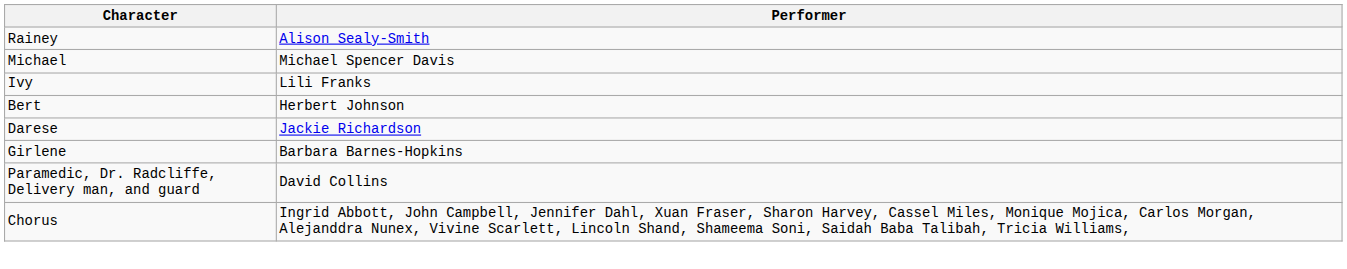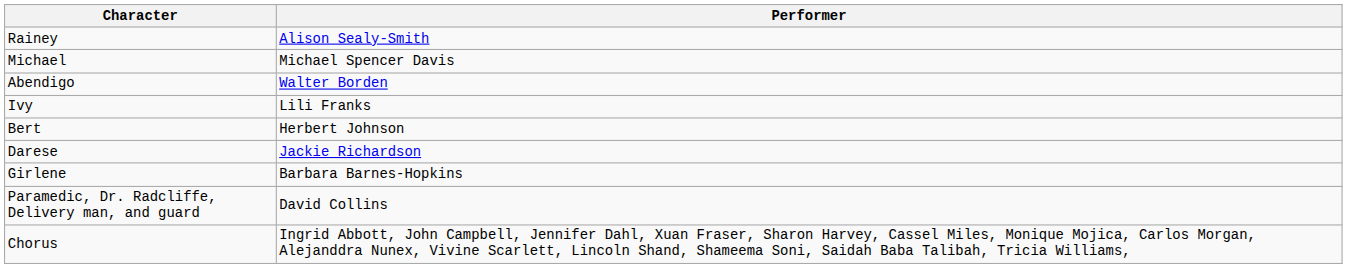+ row: (41, 84)
